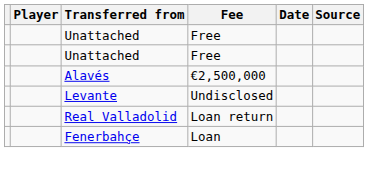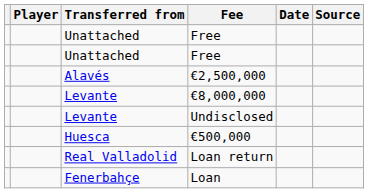+ row: (91, 96)
+ row: (87, 137)
